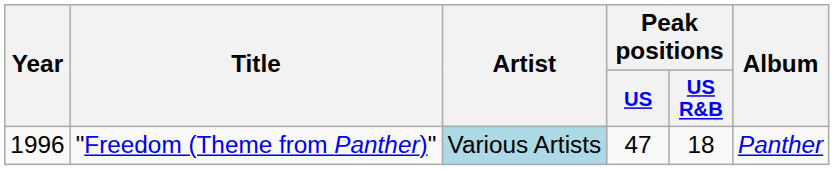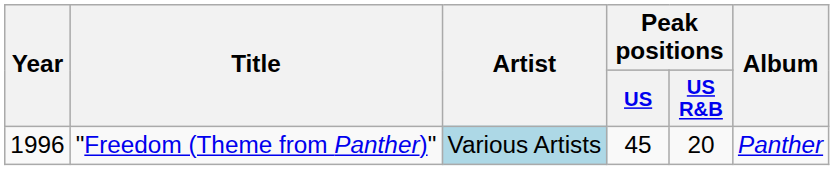(638, 144) 47 -> (638, 144) 45
(701, 144) 18 -> (701, 144) 20
